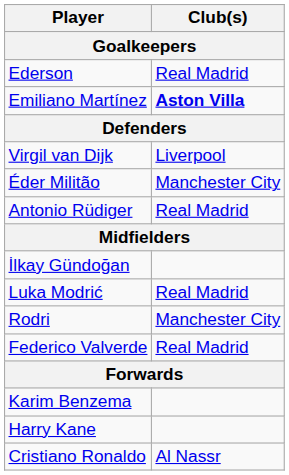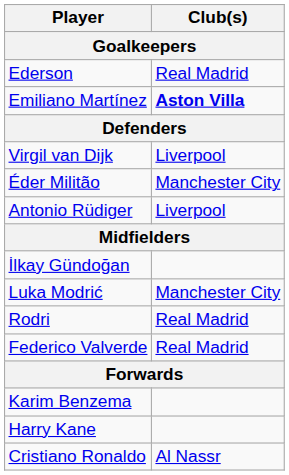(202, 210) Real Madrid -> (191, 210) Liverpool
(202, 292) Real Madrid -> (218, 292) Manchester City
(218, 319) Manchester City -> (202, 319) Real Madrid
